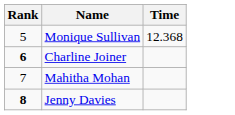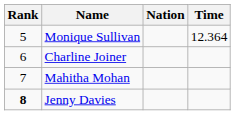+ column: (165, 15)
(165, 36) 12.368 -> (209, 36) 12.364
(23, 57) bold -> (23, 57) normal
